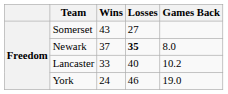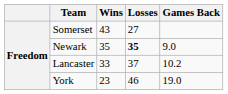(105, 47) 37 -> (105, 47) 35
(169, 47) 8.0 -> (169, 47) 9.0
(133, 64) 40 -> (133, 64) 37
(105, 81) 24 -> (105, 81) 23
